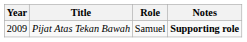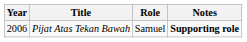(17, 28) 2009 -> (17, 28) 2006
